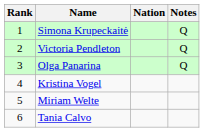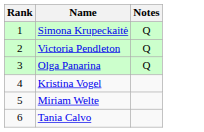- column: (149, 13)
